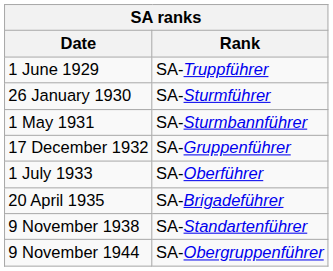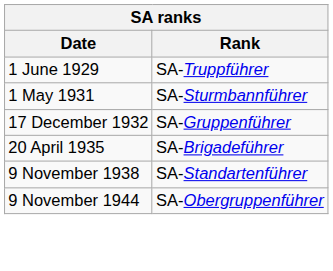- row: (70, 95)
- row: (50, 174)
